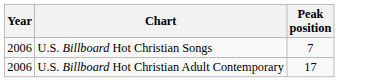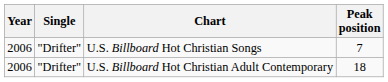+ column: (59, 21)
(310, 67) 17 -> (360, 67) 18
